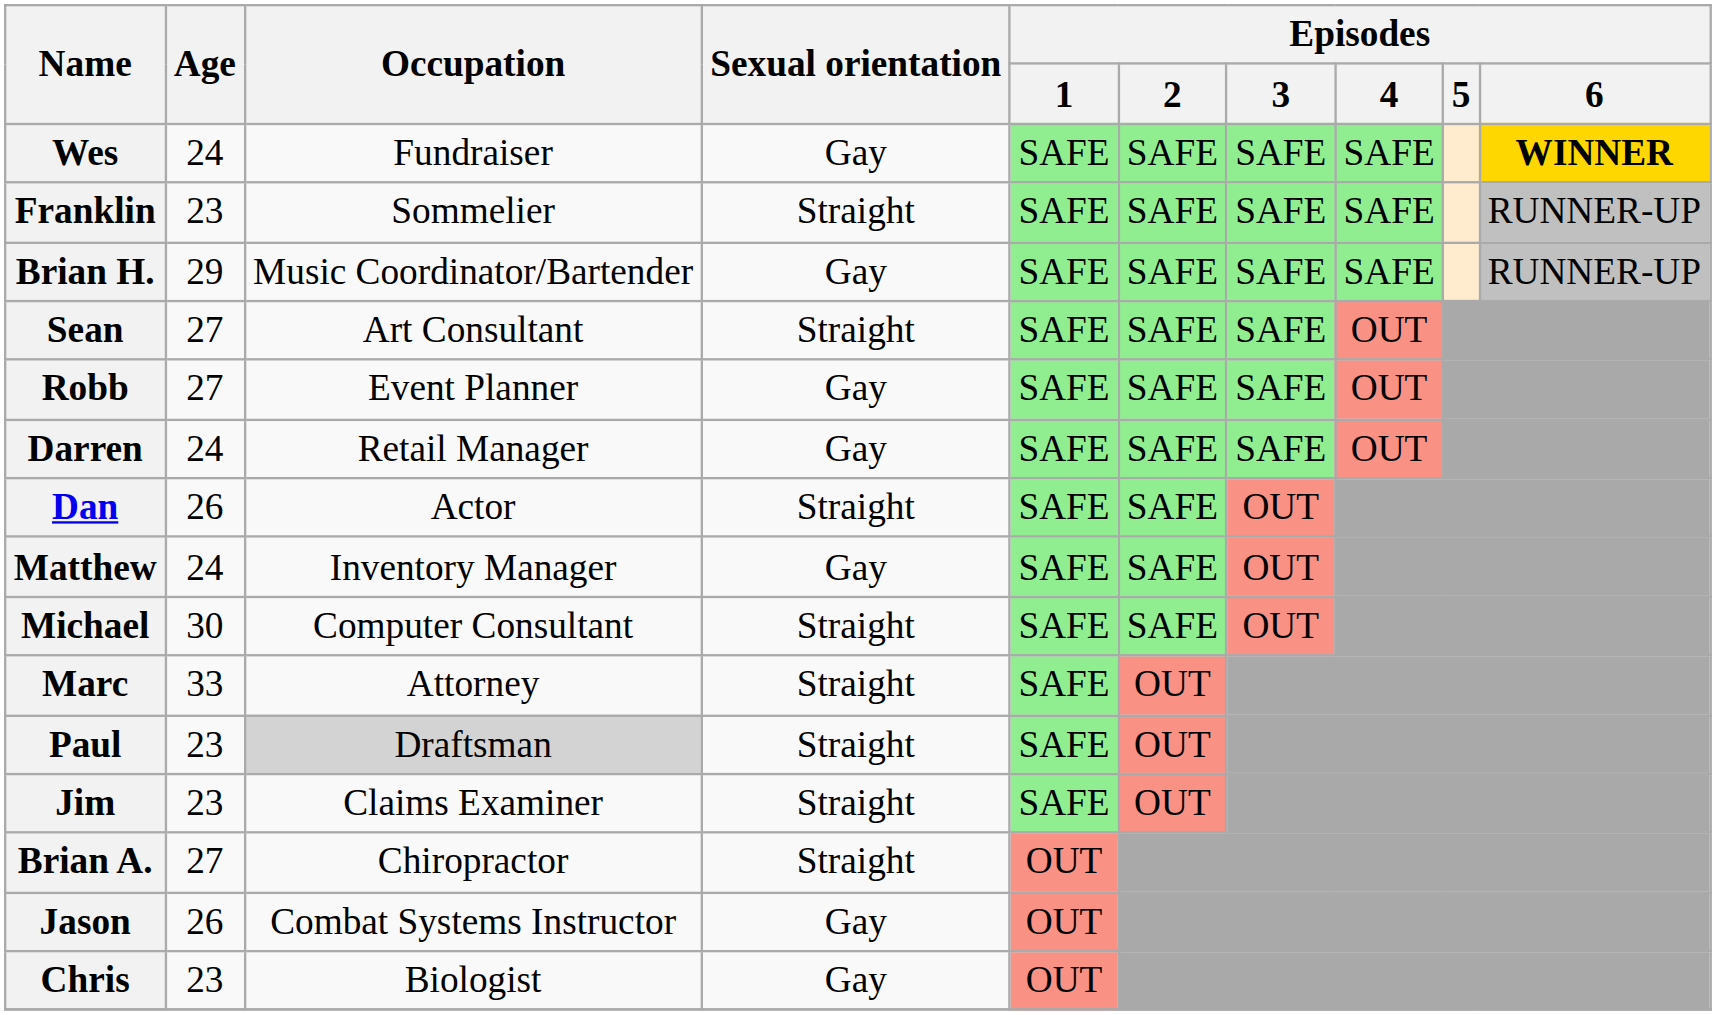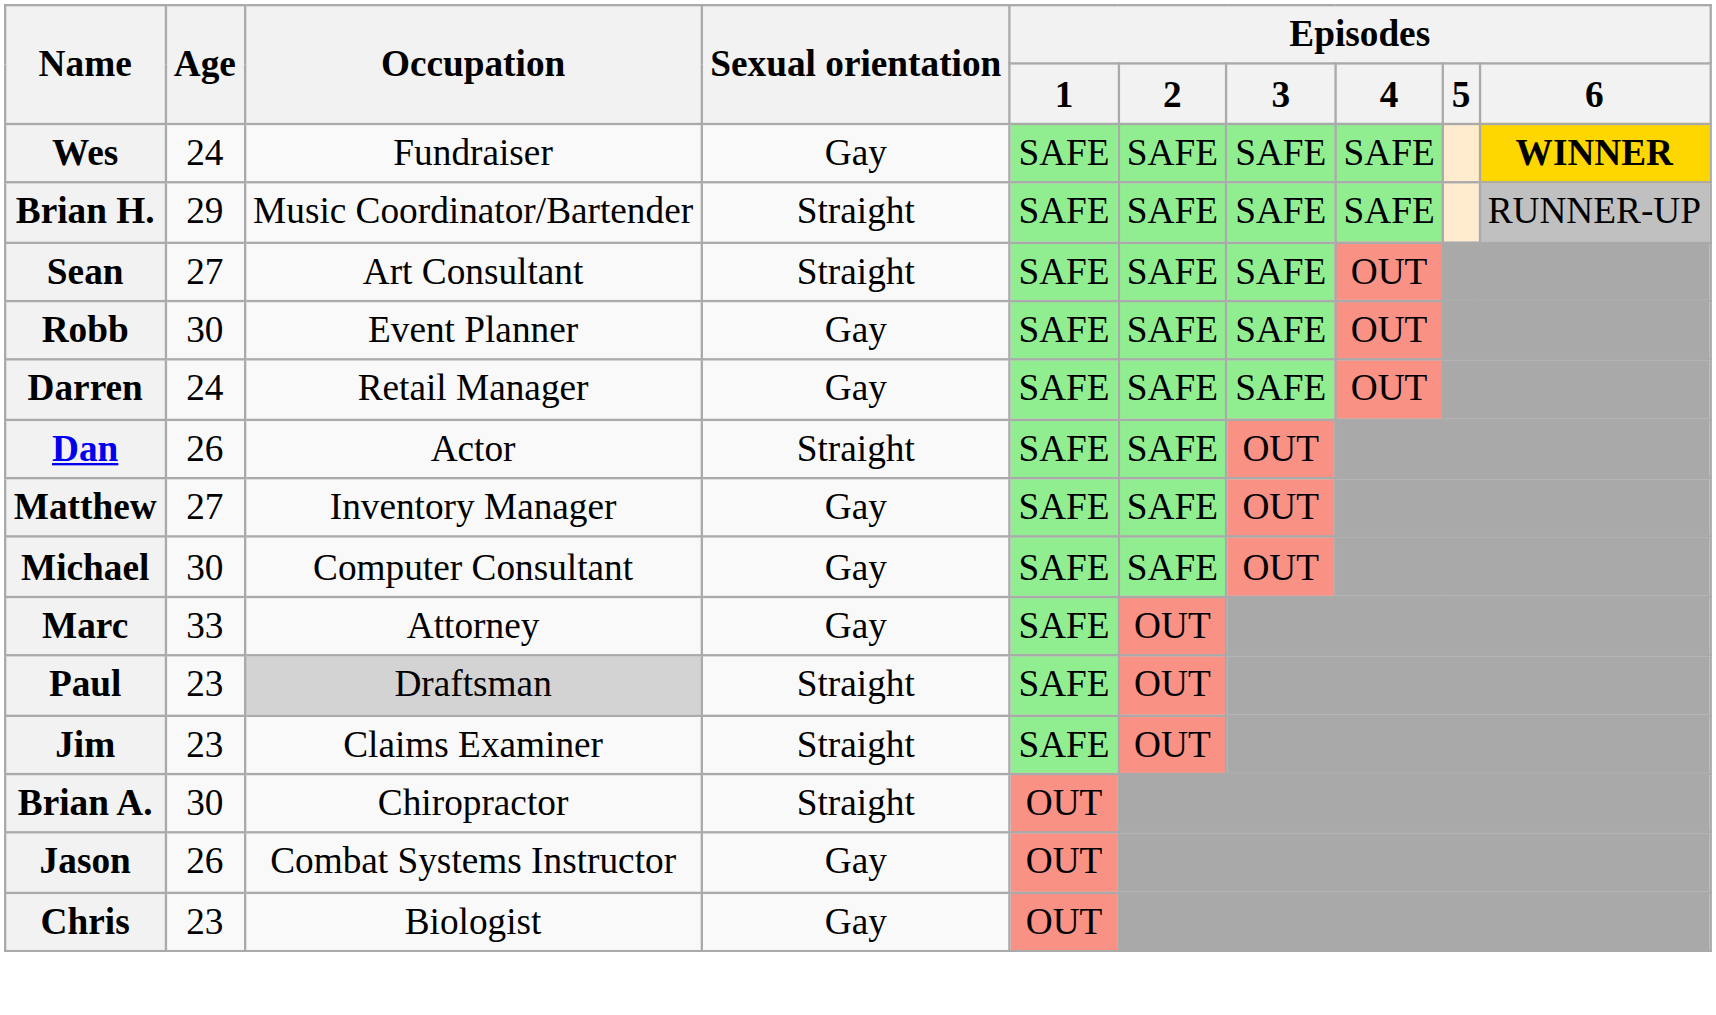- row: (85, 211)
(856, 270) Gay -> (856, 211) Straight
(205, 388) 27 -> (205, 329) 30
(205, 566) 24 -> (205, 507) 27
(856, 625) Straight -> (856, 566) Gay
(856, 684) Straight -> (856, 625) Gay
(205, 861) 27 -> (205, 802) 30
